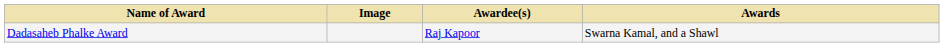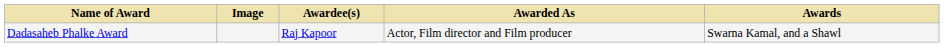+ column: (544, 13)
